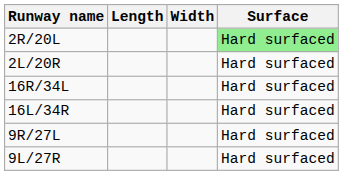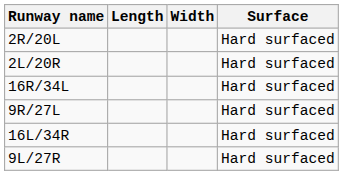(278, 40) lightgreen background -> (278, 40) no background
rows swapped: (39, 111) <-> (34, 135)
